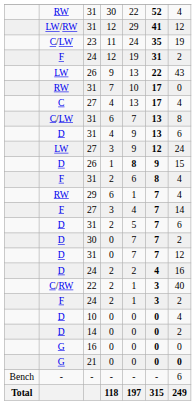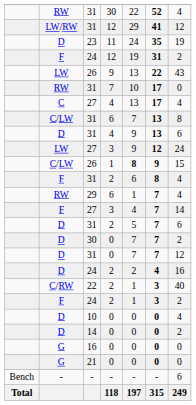(61, 42) C/LW -> (61, 42) D
(61, 164) D -> (61, 164) C/LW
(179, 362) bold -> (179, 362) normal
